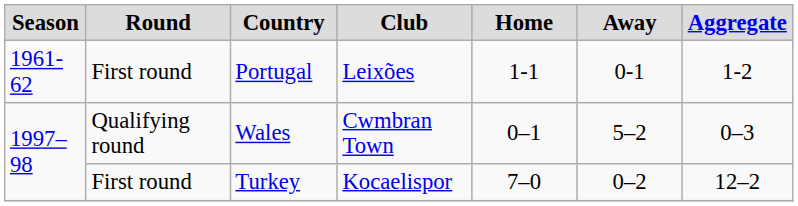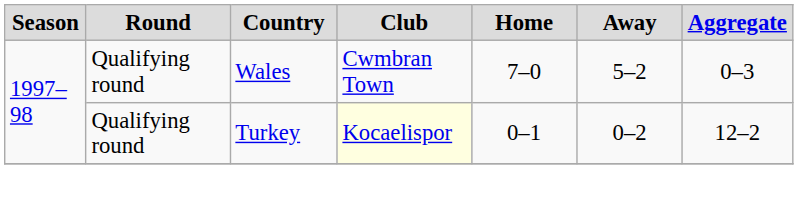- row: (274, 71)
(524, 132) 0–1 -> (524, 71) 7–0
(142, 181) First round -> (141, 132) Qualifying round
(397, 181) no background -> (397, 132) lightyellow background
(524, 181) 7–0 -> (524, 132) 0–1
